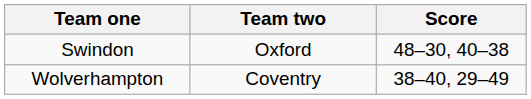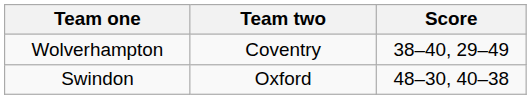rows swapped: (97, 49) <-> (97, 79)
